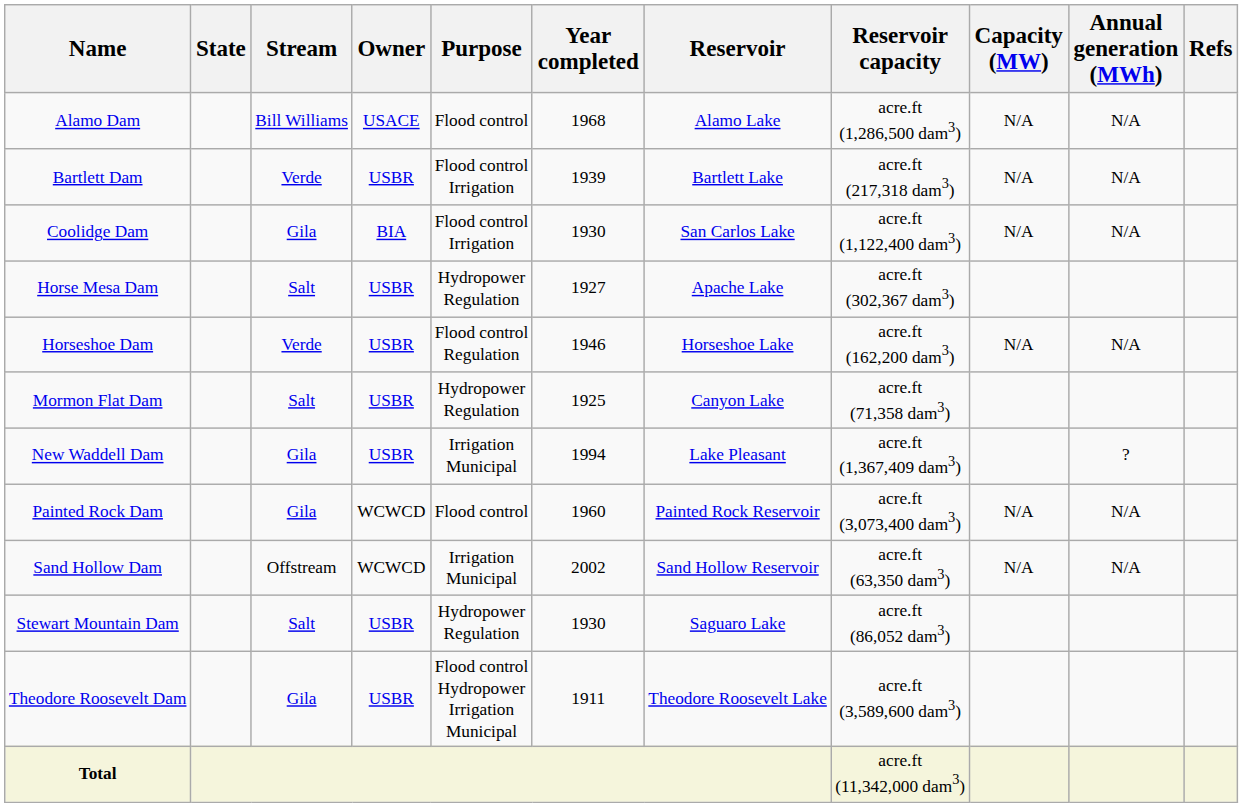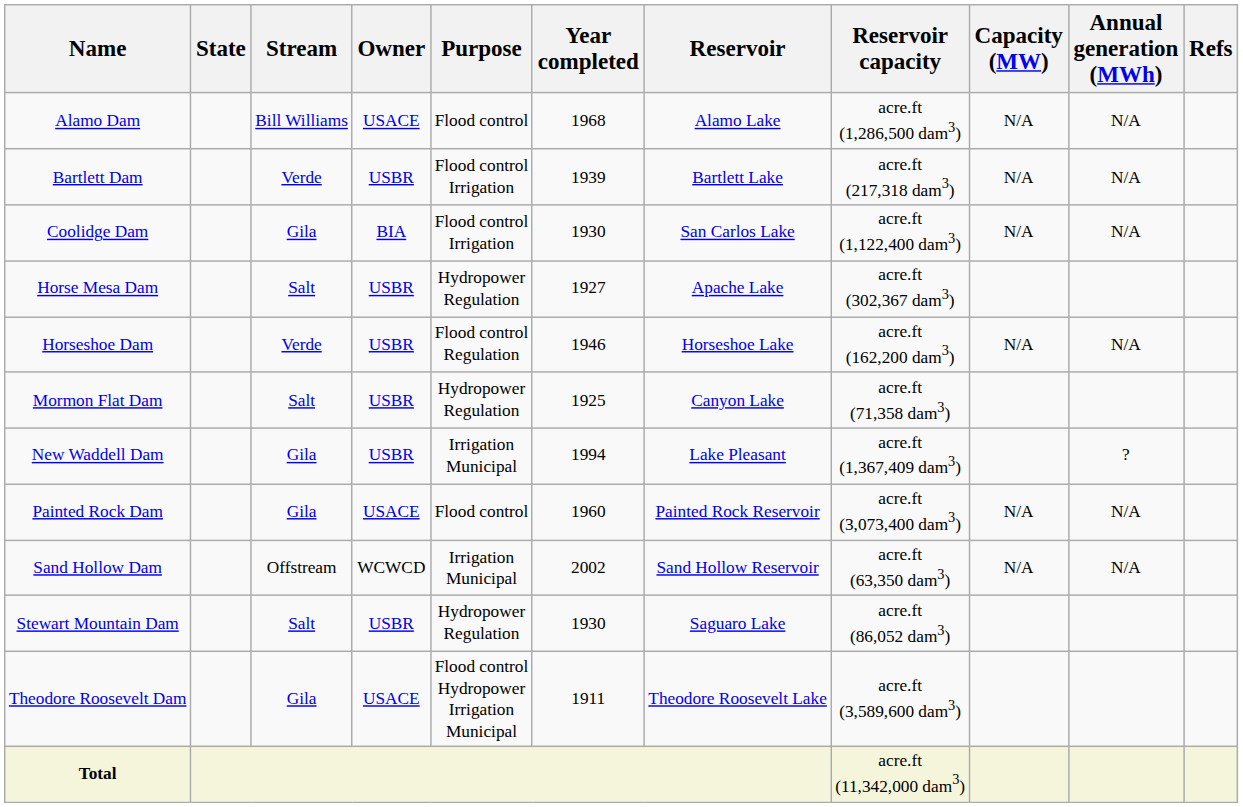(391, 511) WCWCD -> (391, 511) USACE
(391, 698) USBR -> (391, 698) USACE
